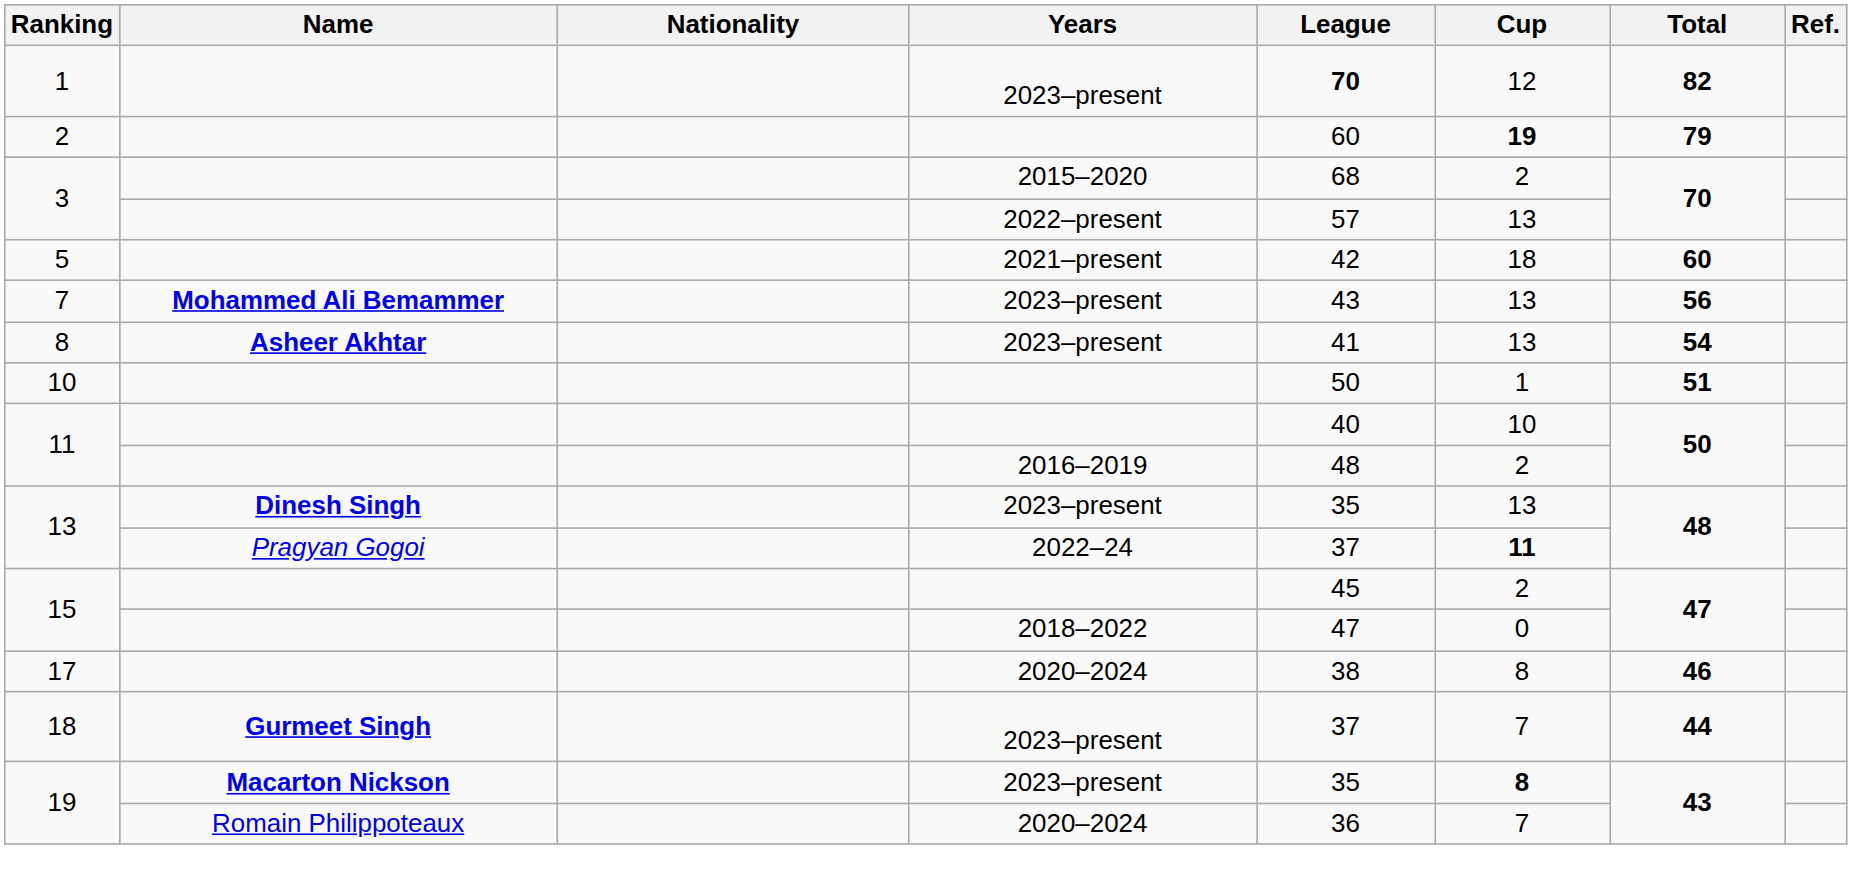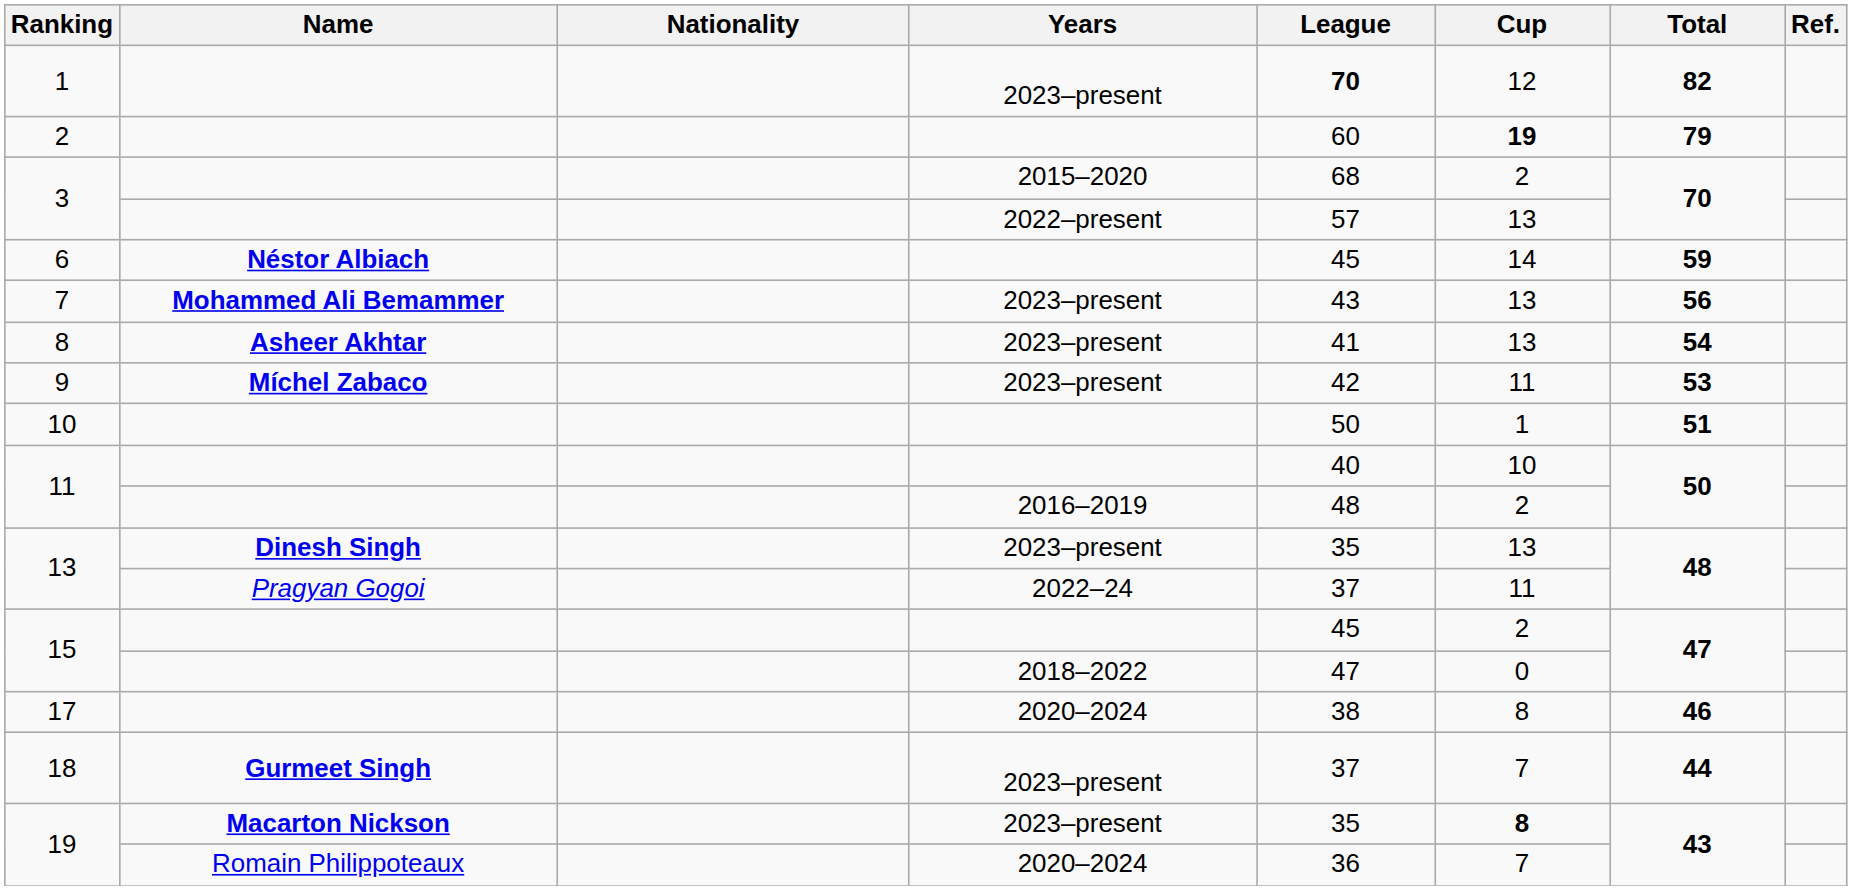- row: (62, 259)
+ row: (62, 259)
+ row: (62, 383)
(1522, 547) bold -> (1522, 588) normal
